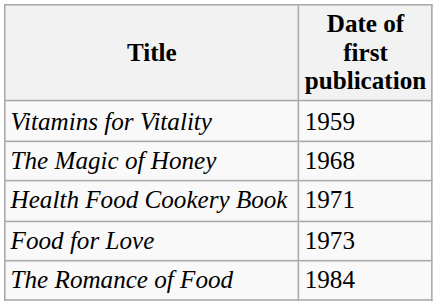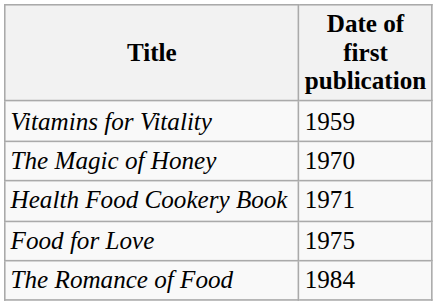(330, 160) 1968 -> (330, 160) 1970
(330, 240) 1973 -> (330, 240) 1975
